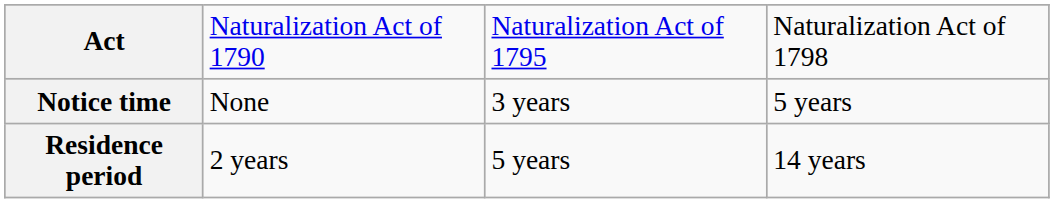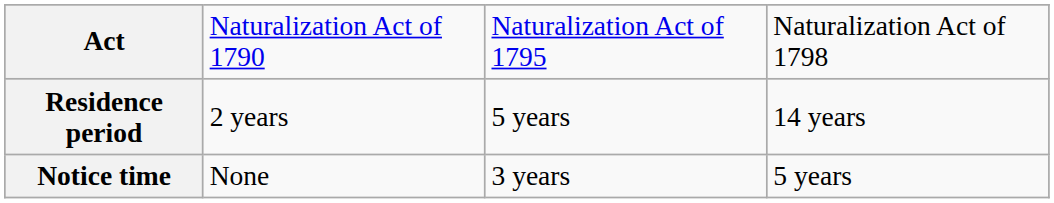rows swapped: (104, 100) <-> (104, 160)
